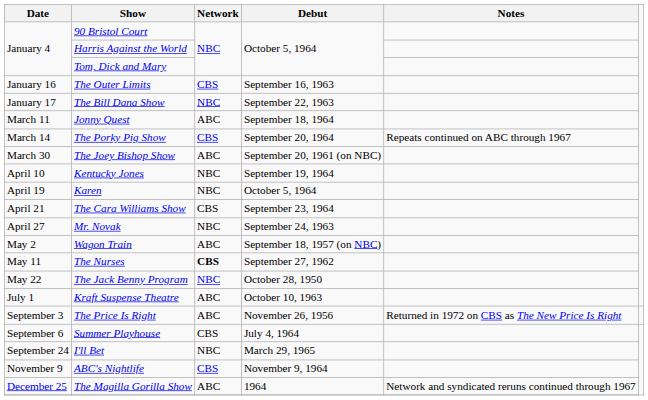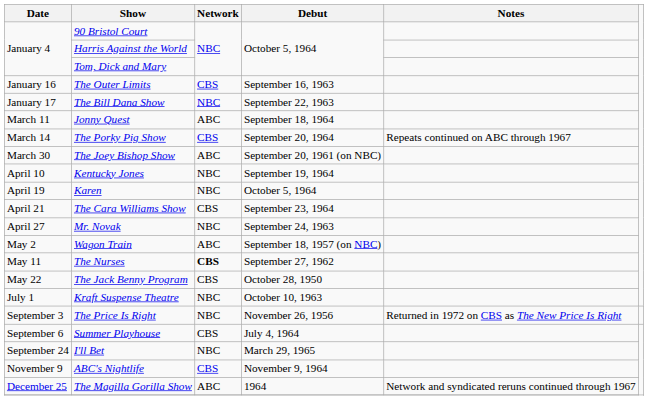(209, 279) NBC -> (208, 279) CBS
(209, 297) ABC -> (209, 297) NBC
(209, 315) ABC -> (209, 315) NBC
